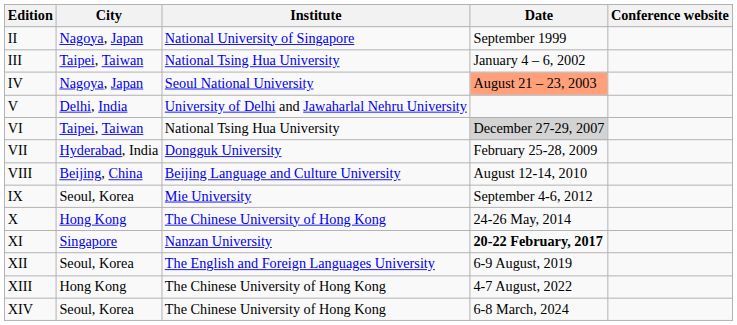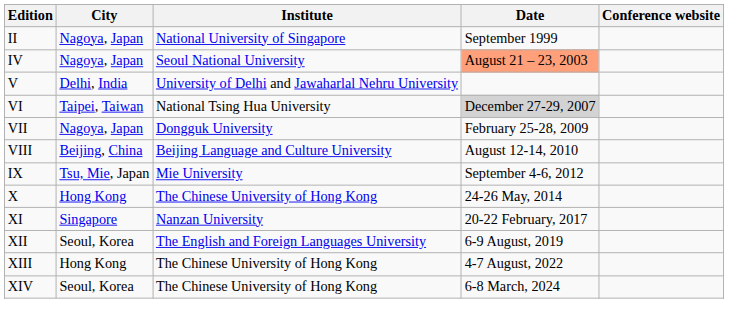- row: (15, 60)
(109, 151) Hyderabad, India -> (101, 128) Nagoya, Japan
(97, 196) Seoul, Korea -> (104, 173) Tsu, Mie, Japan
(538, 241) bold -> (526, 219) normal
